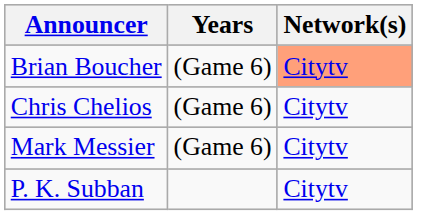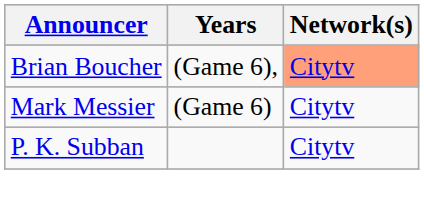(223, 65) (Game 6) -> (226, 65) (Game 6),
- row: (81, 106)
